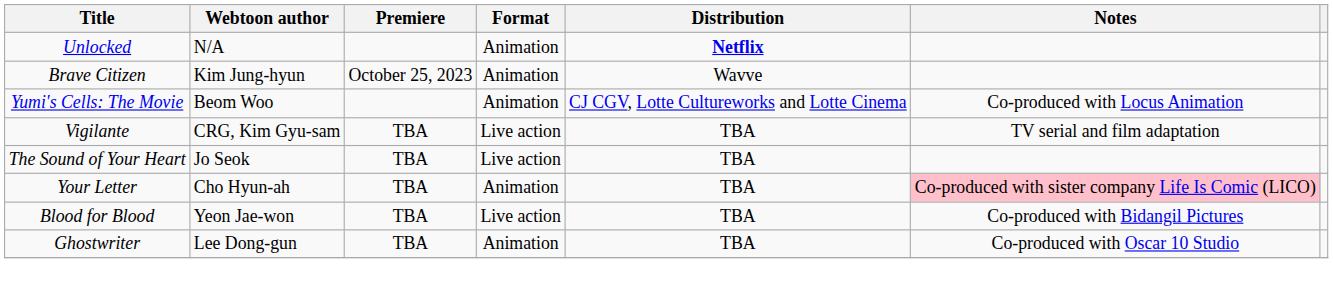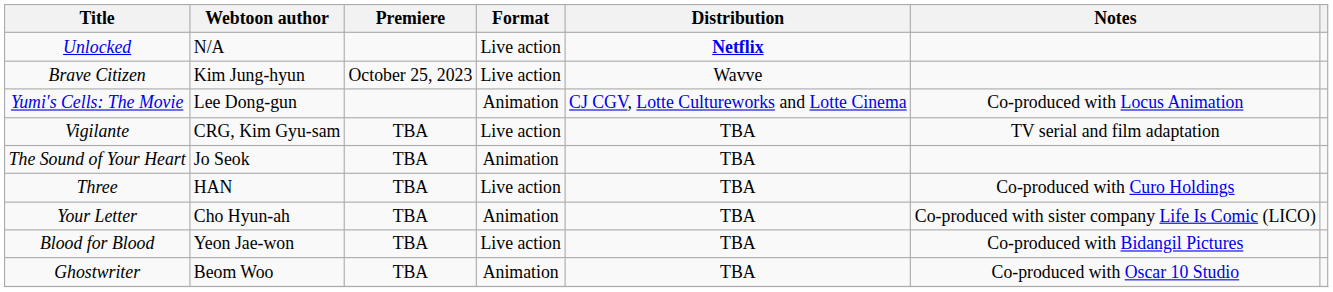(521, 46) Animation -> (521, 46) Live action
(521, 74) Animation -> (521, 74) Live action
(234, 103) Beom Woo -> (245, 103) Lee Dong-gun
(521, 159) Live action -> (521, 159) Animation
+ row: (97, 187)
(1115, 187) pink background -> (1115, 215) no background
(245, 243) Lee Dong-gun -> (234, 272) Beom Woo
